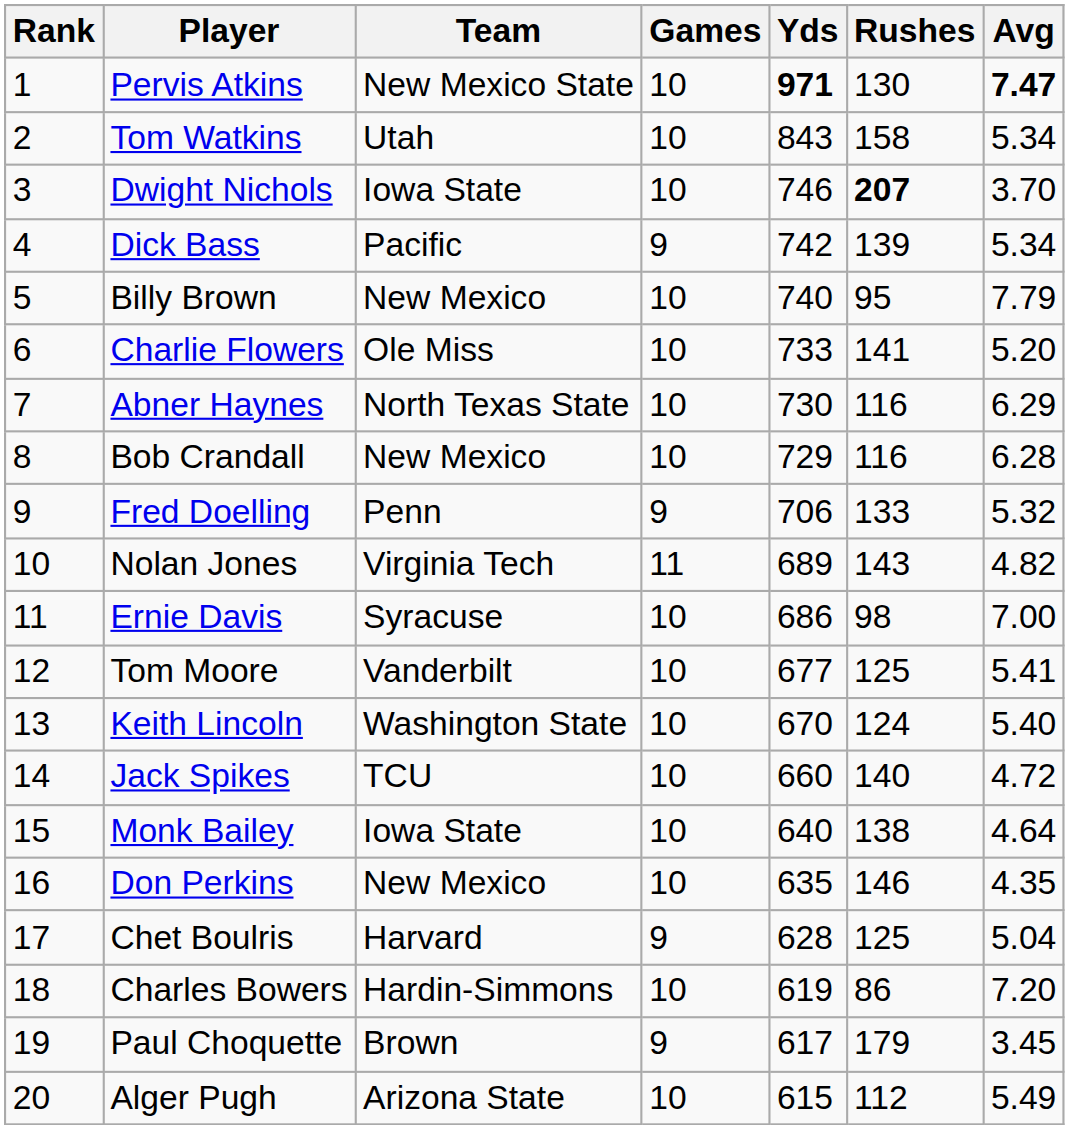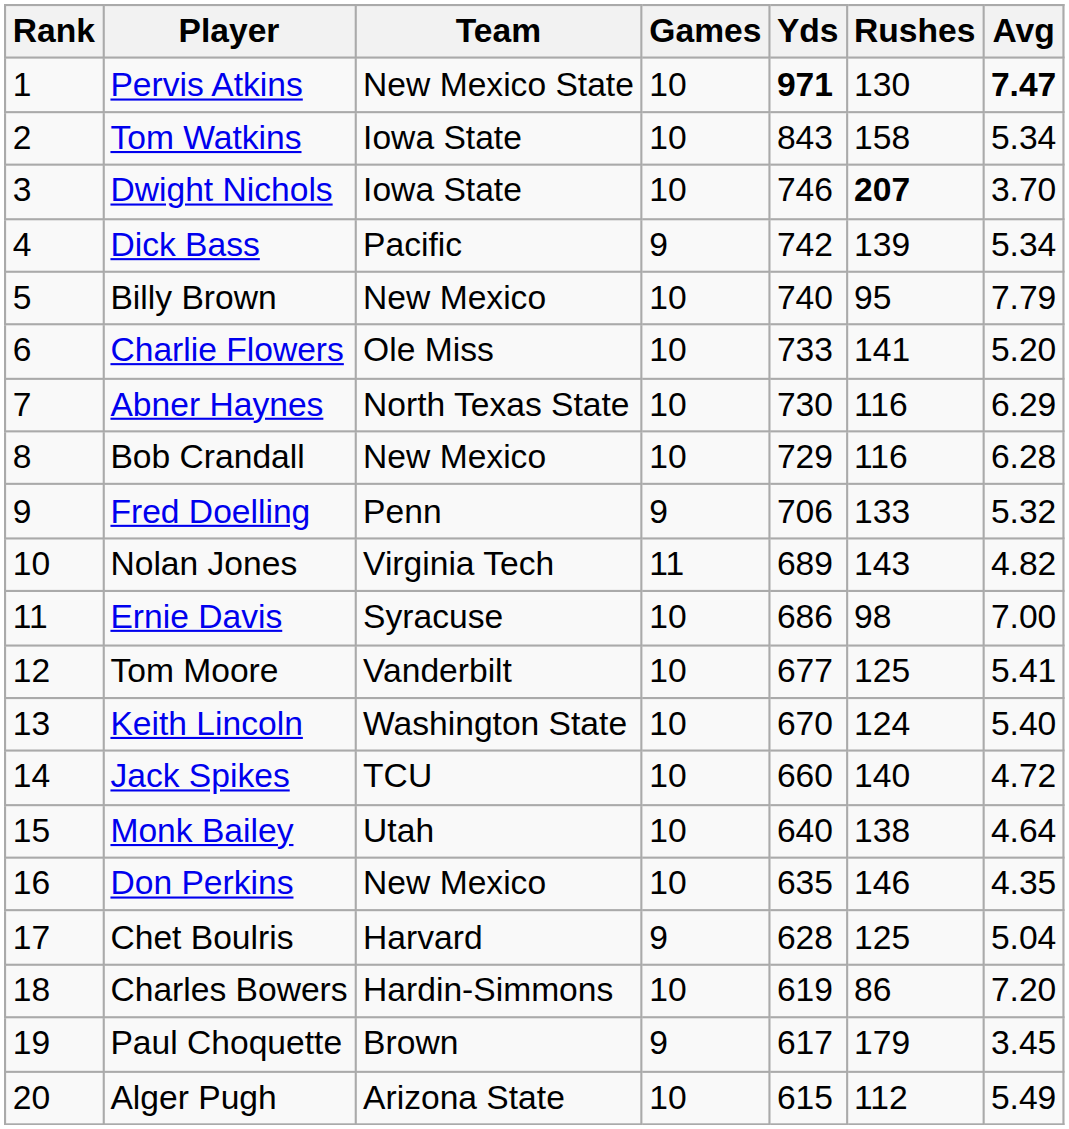(399, 137) Utah -> (442, 137) Iowa State
(442, 830) Iowa State -> (399, 830) Utah
